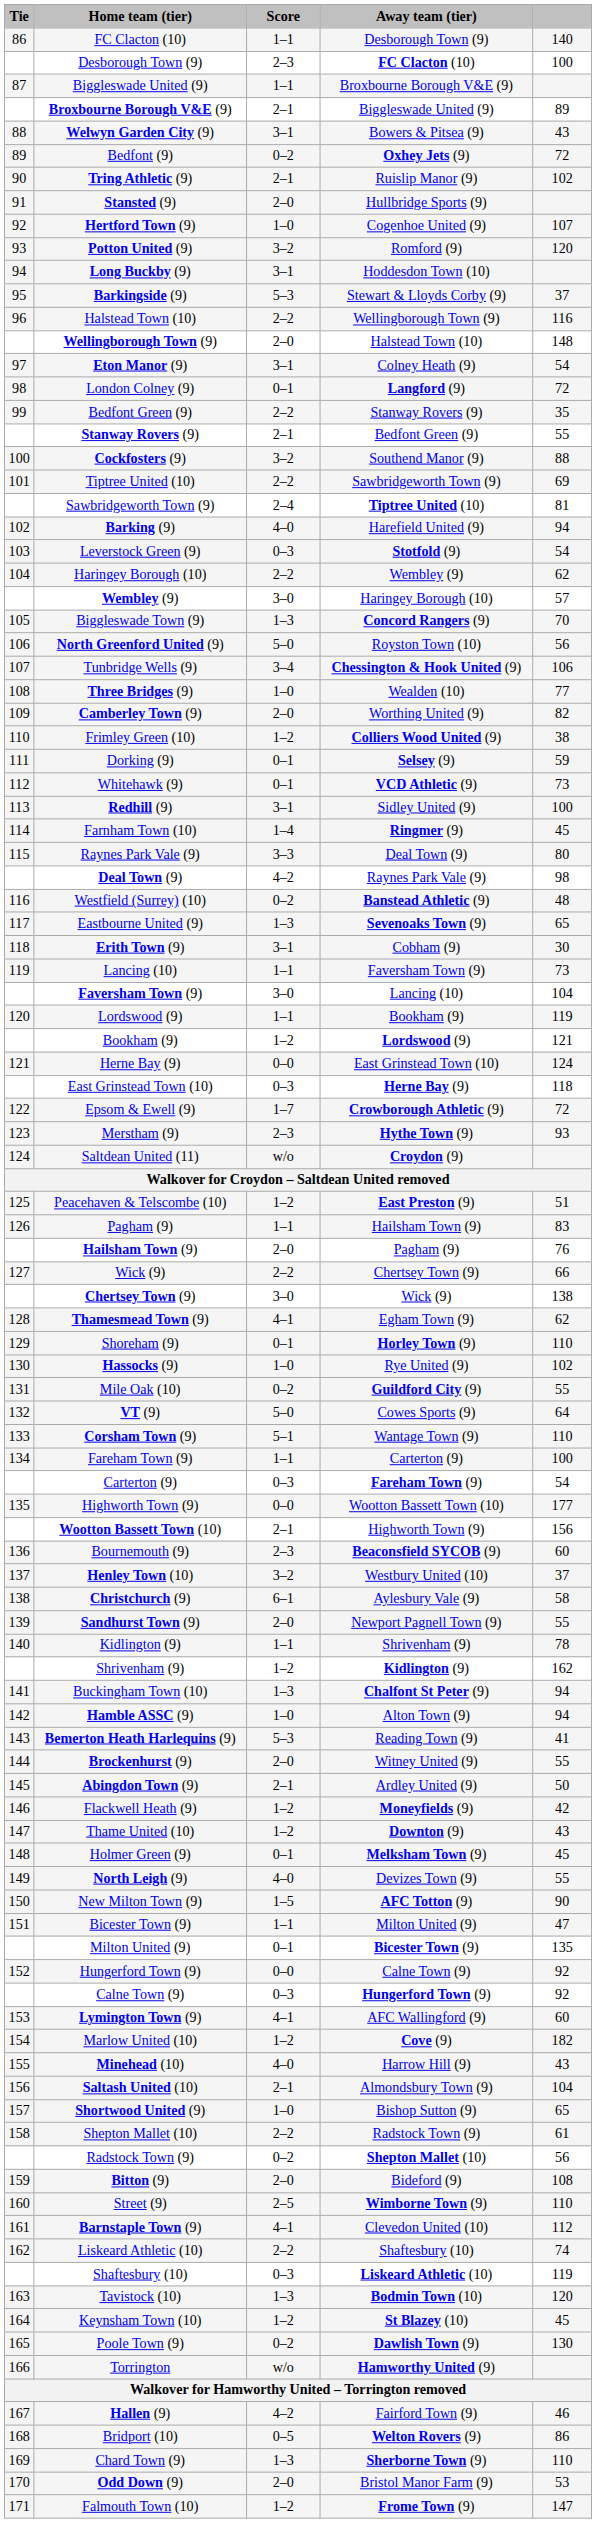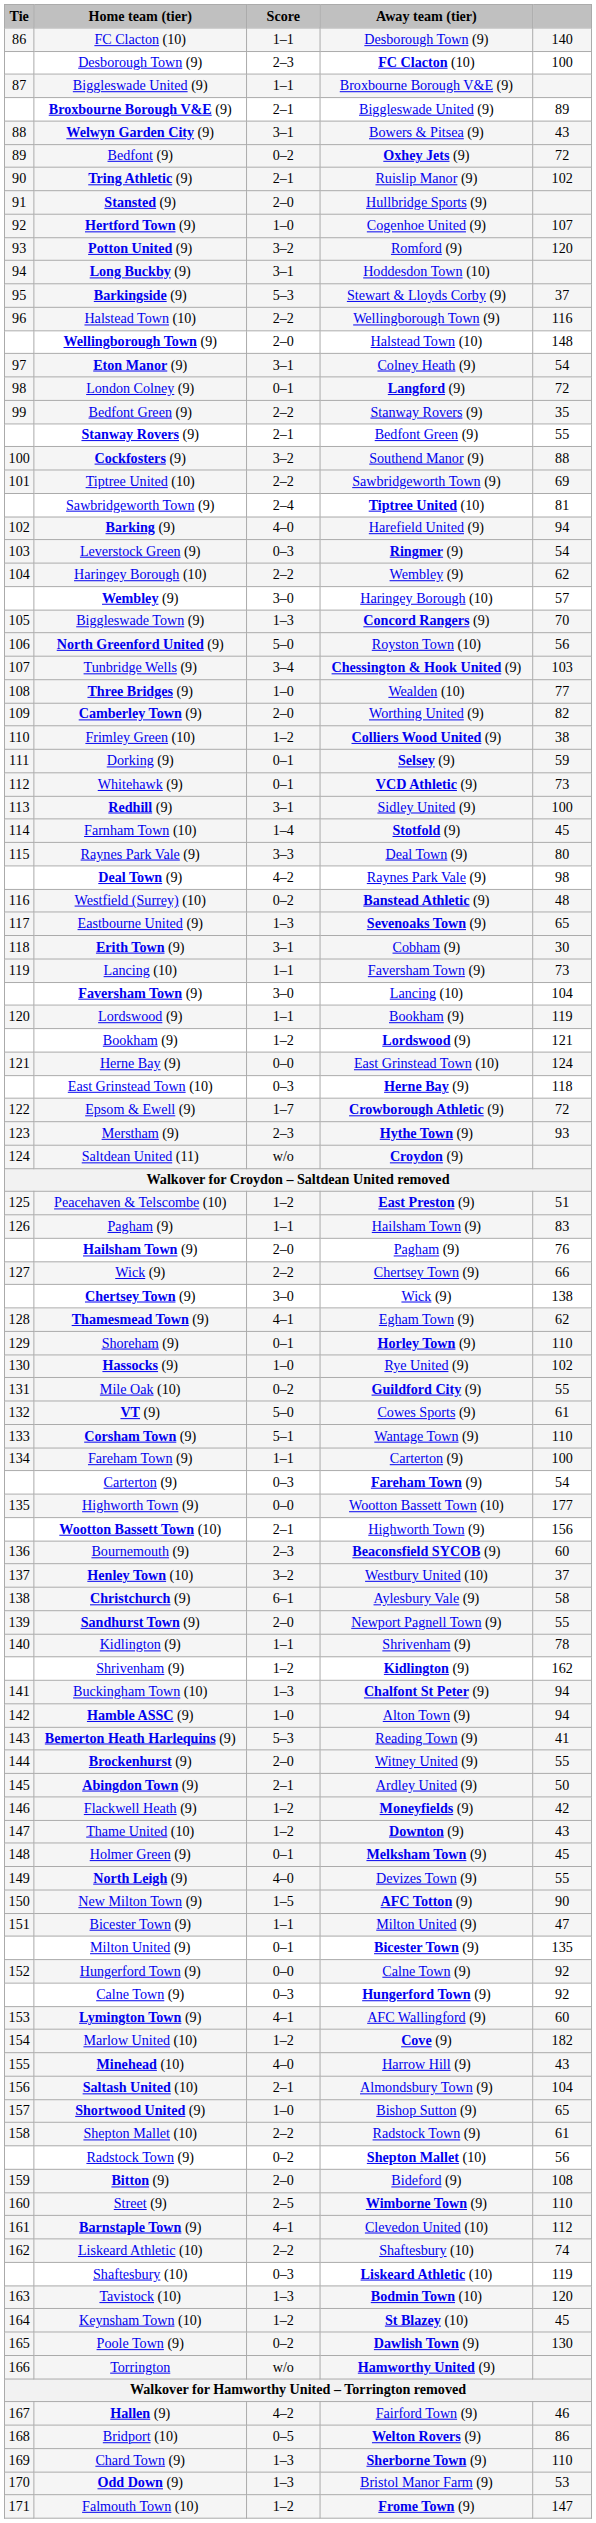(426, 551) Stotfold (9) -> (426, 551) Ringmer (9)
(562, 668) 106 -> (562, 668) 103
(426, 831) Ringmer (9) -> (426, 831) Stotfold (9)
(562, 1413) 64 -> (562, 1413) 61
(283, 2483) 2–0 -> (283, 2483) 1–3
